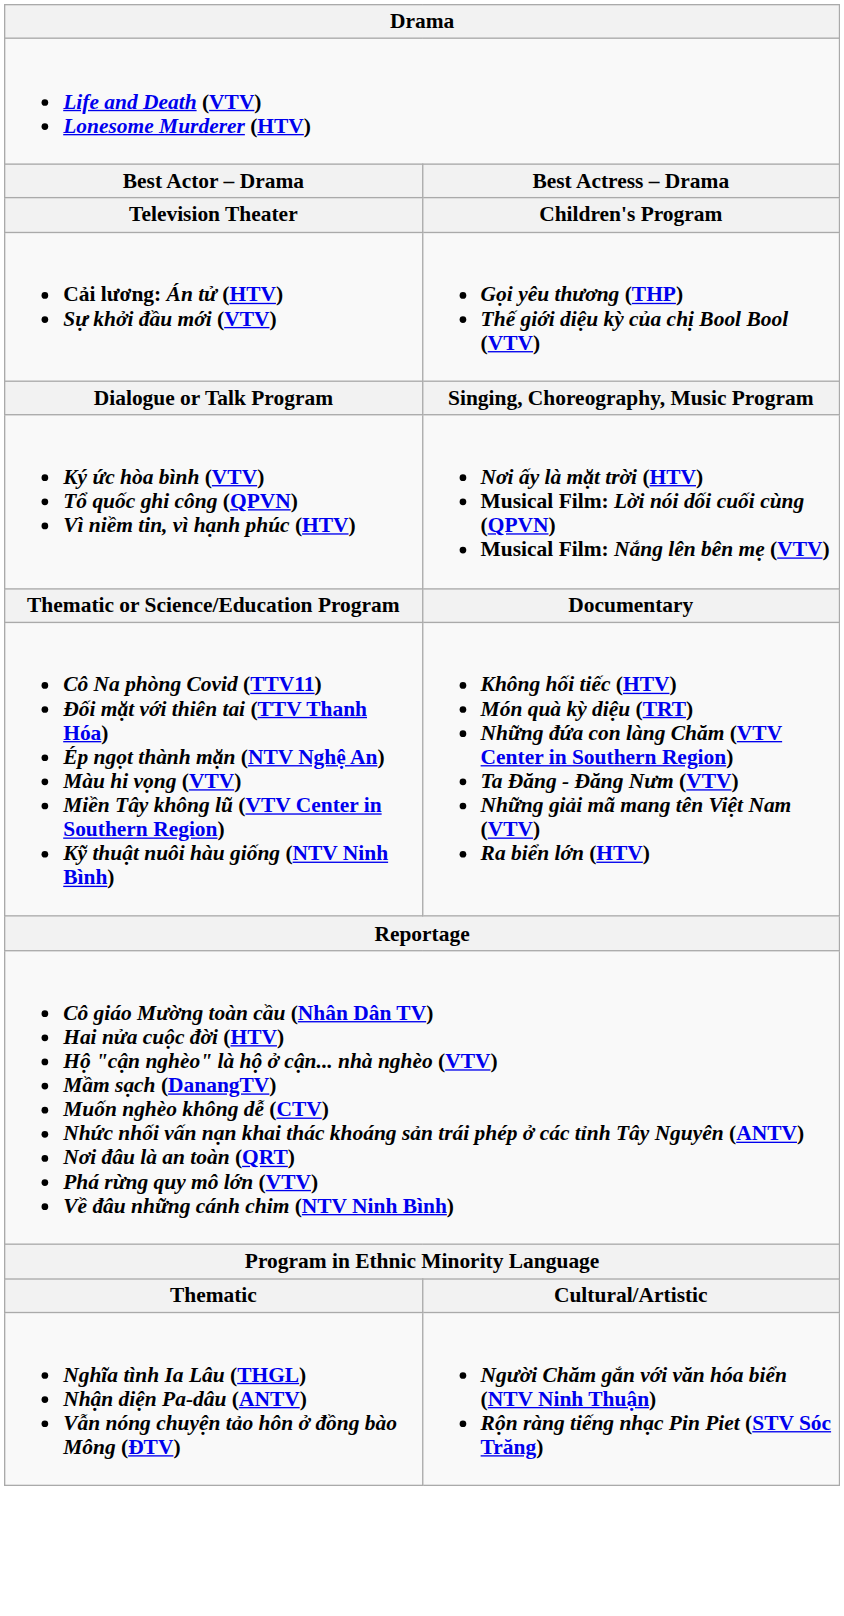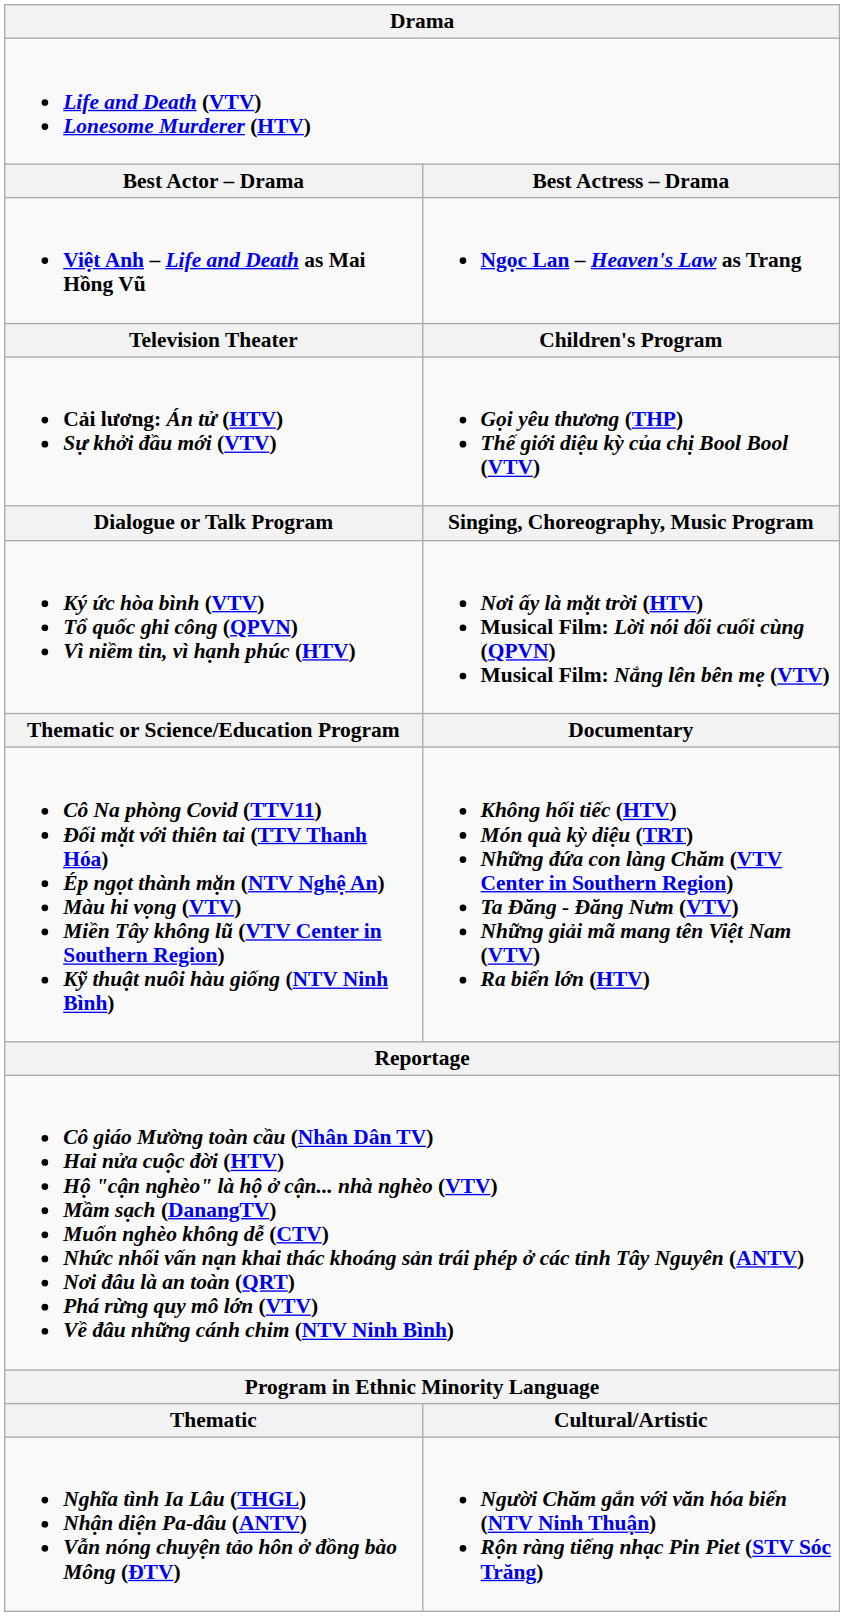+ row: (213, 272)
